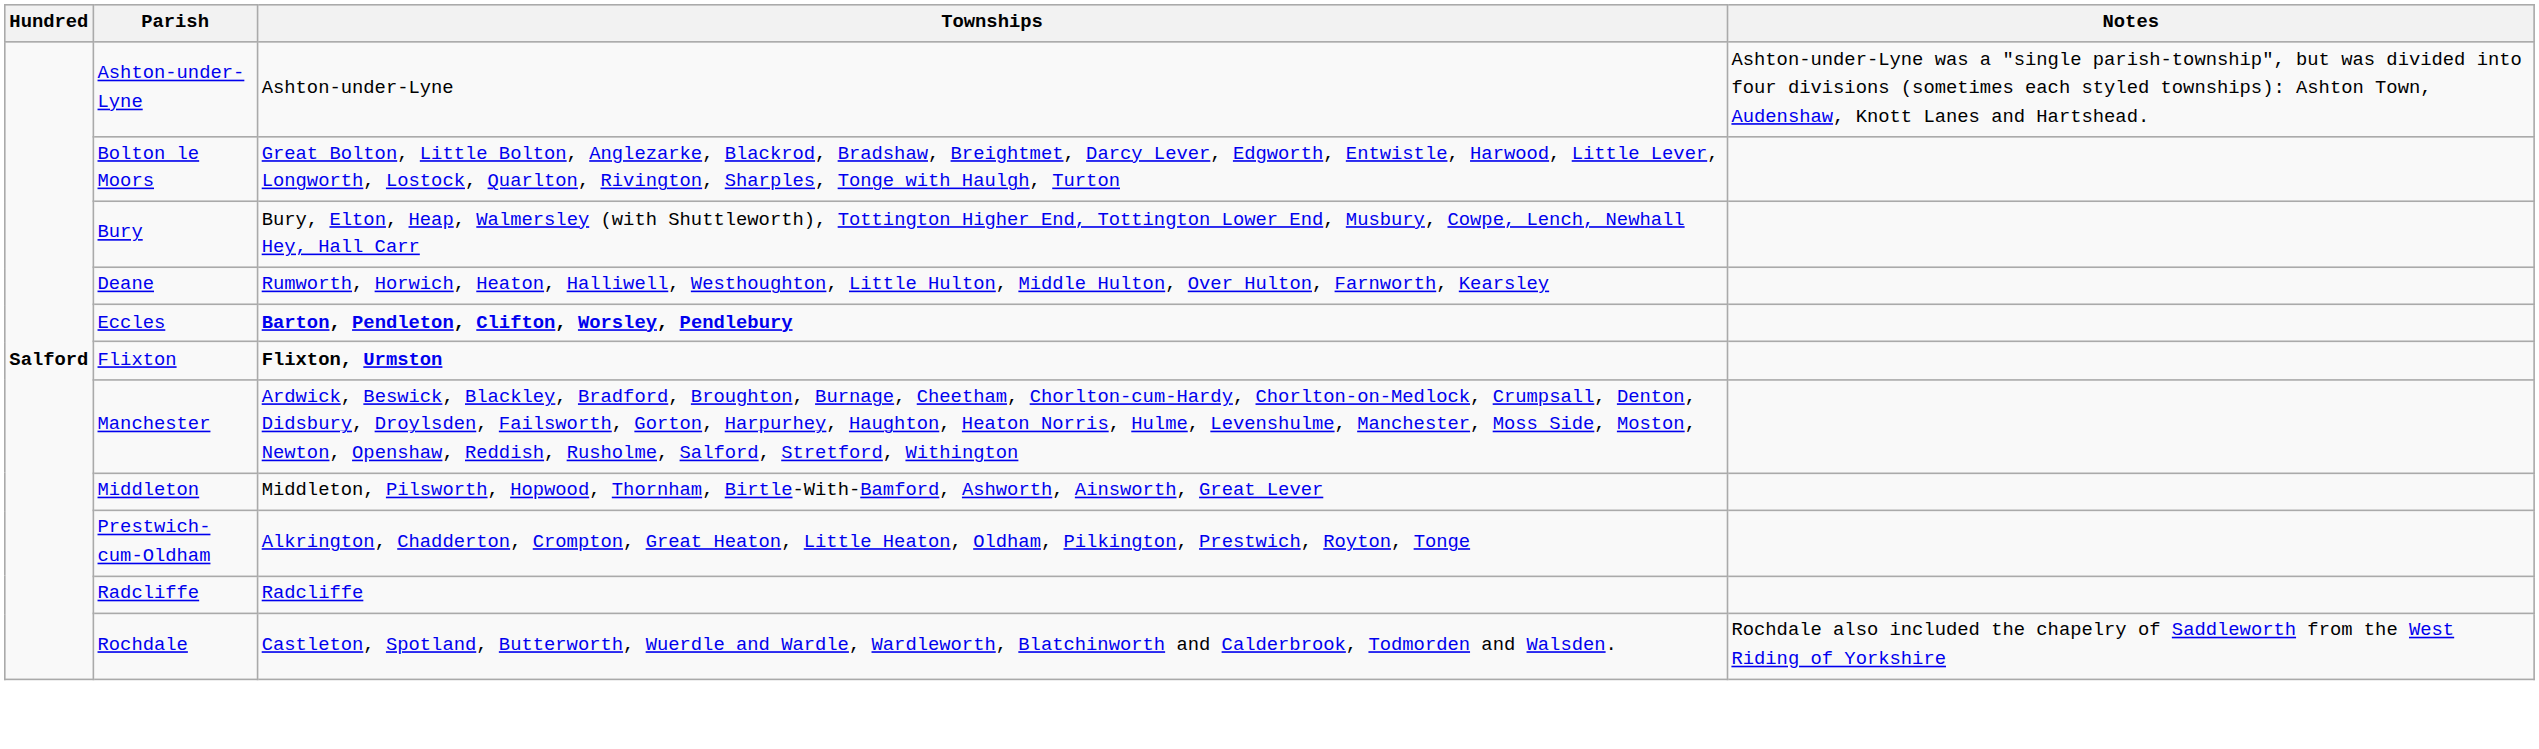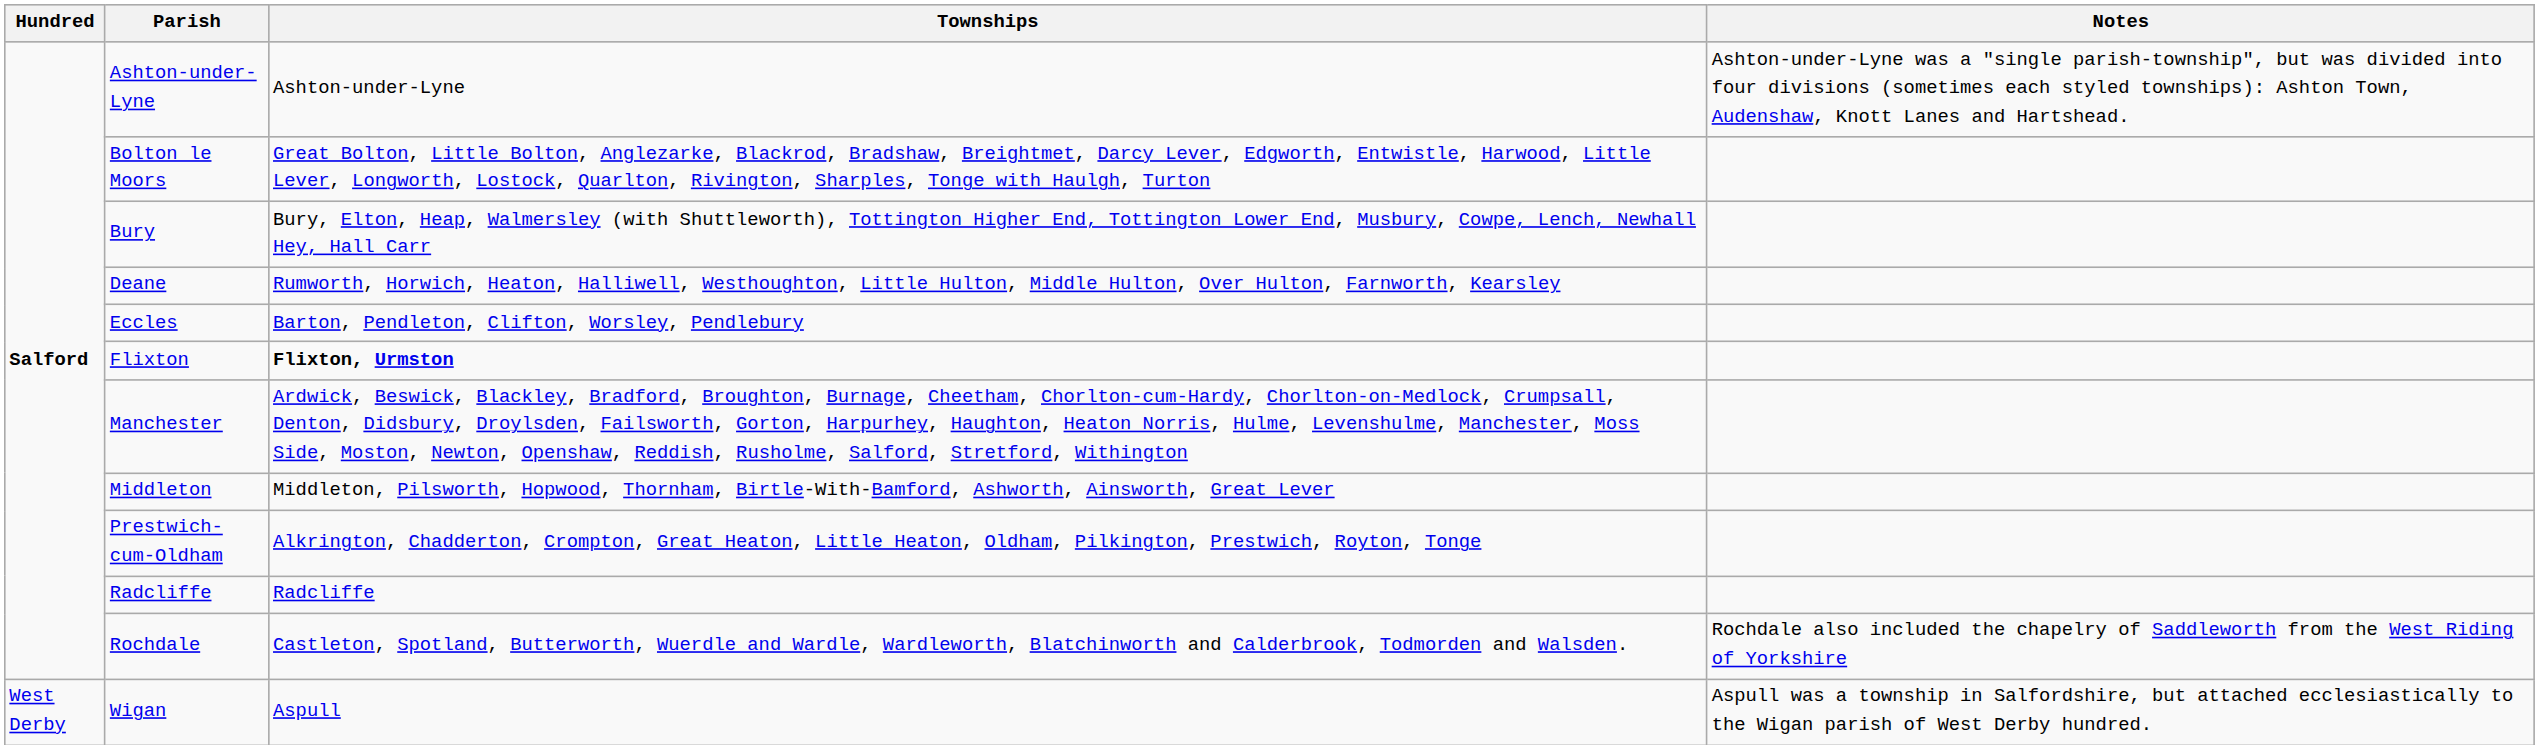(527, 322) bold -> (538, 322) normal
+ row: (138, 710)
